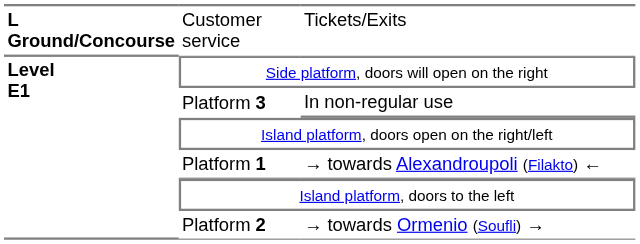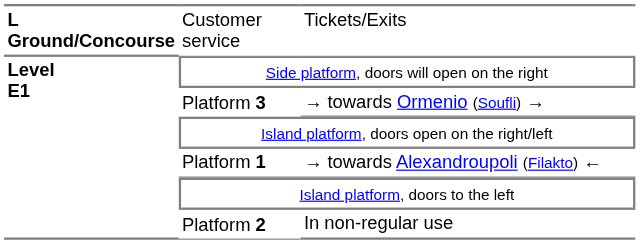(379, 101) In non-regular use -> (424, 101) → towards Ormenio (Soufli) →
(424, 224) → towards Ormenio (Soufli) → -> (379, 223) In non-regular use
